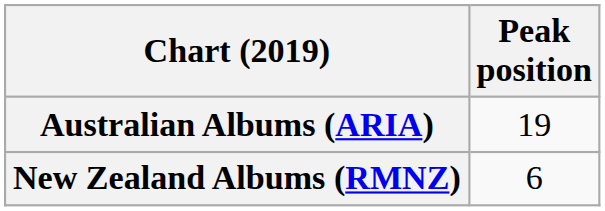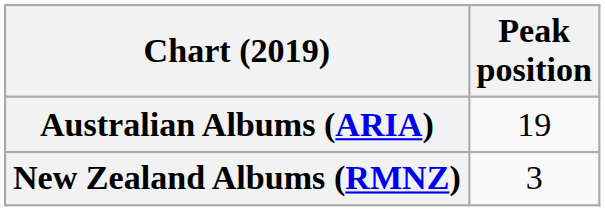(534, 177) 6 -> (534, 177) 3
